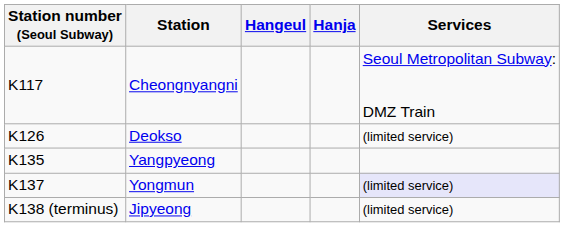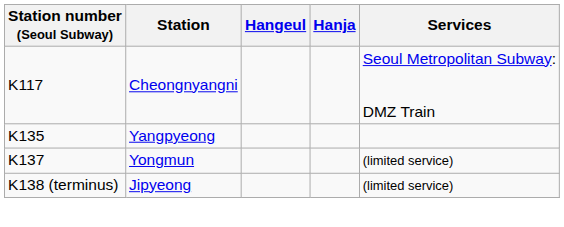- row: (155, 135)
(408, 186) lavender background -> (408, 161) no background
